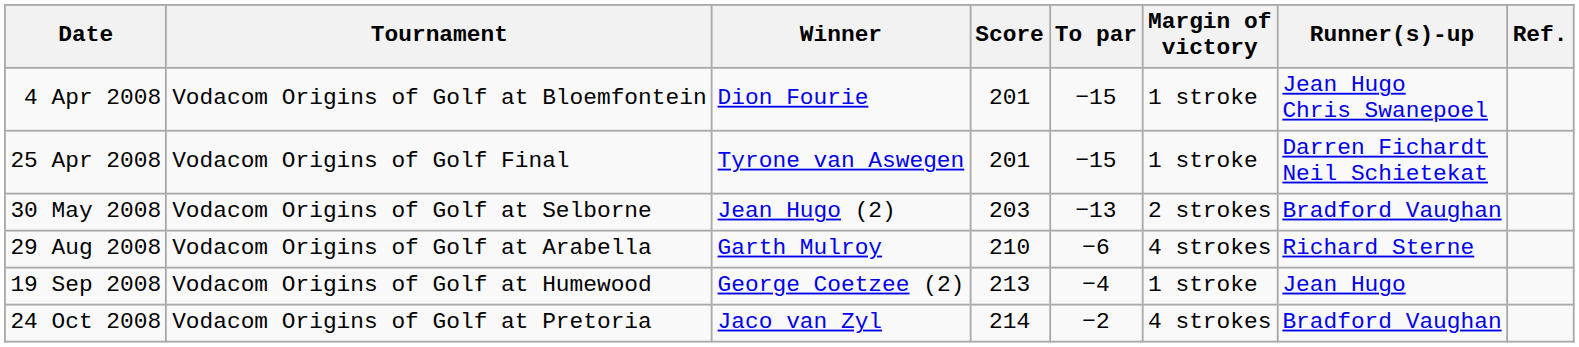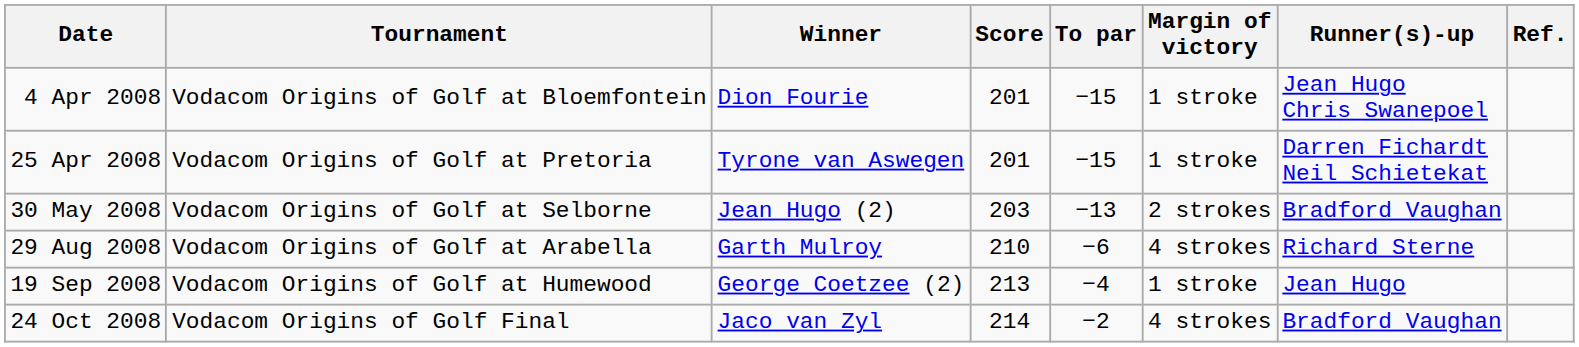(371, 162) Vodacom Origins of Golf Final -> (412, 162) Vodacom Origins of Golf at Pretoria
(412, 323) Vodacom Origins of Golf at Pretoria -> (371, 323) Vodacom Origins of Golf Final
